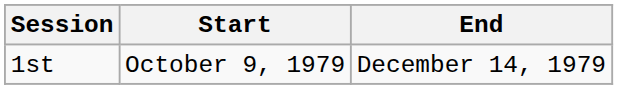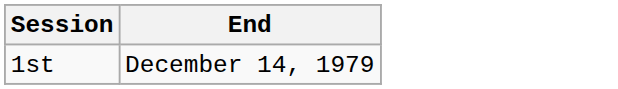- column: (235, 25)
